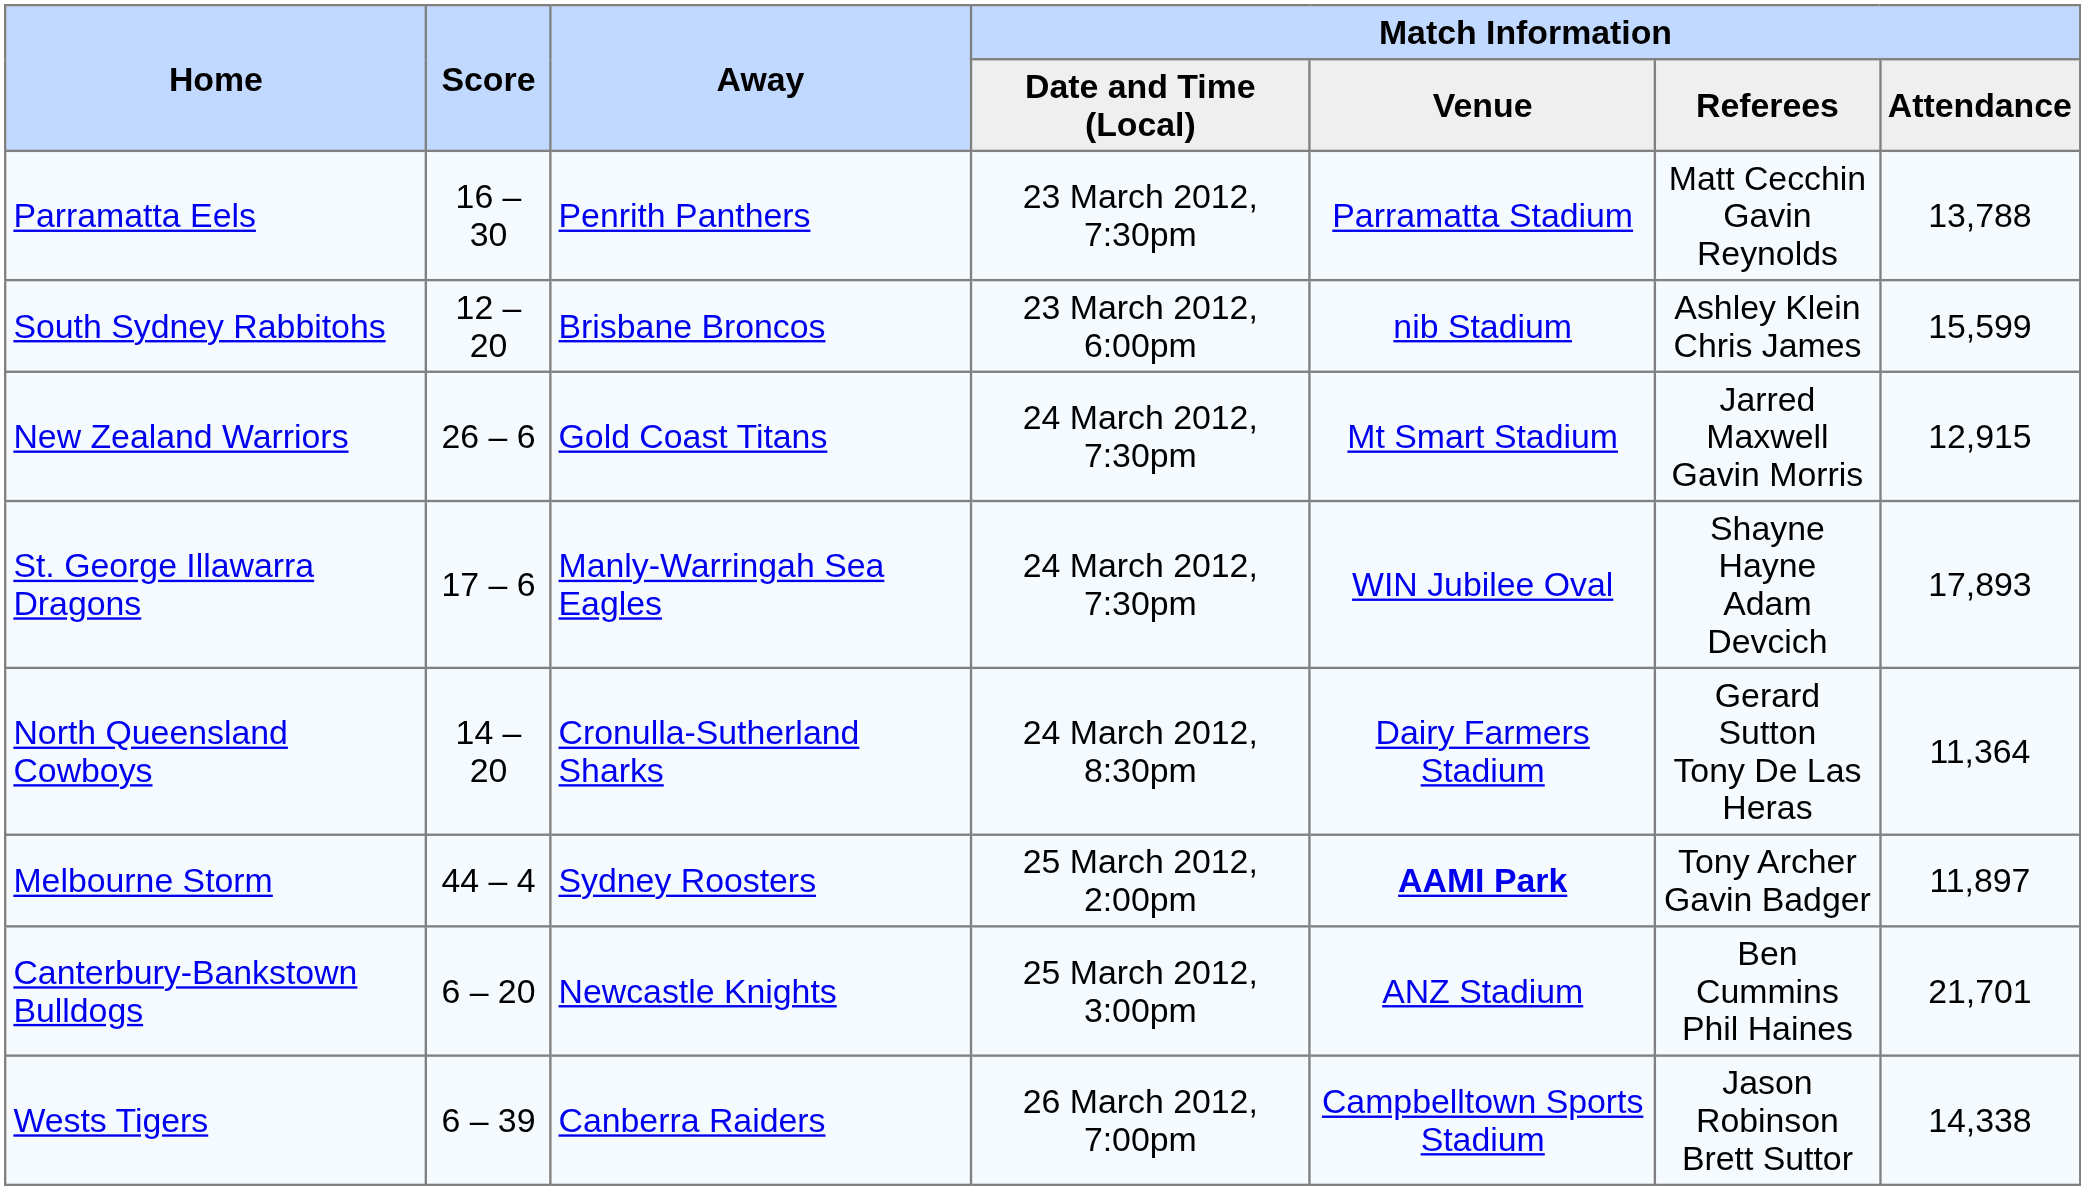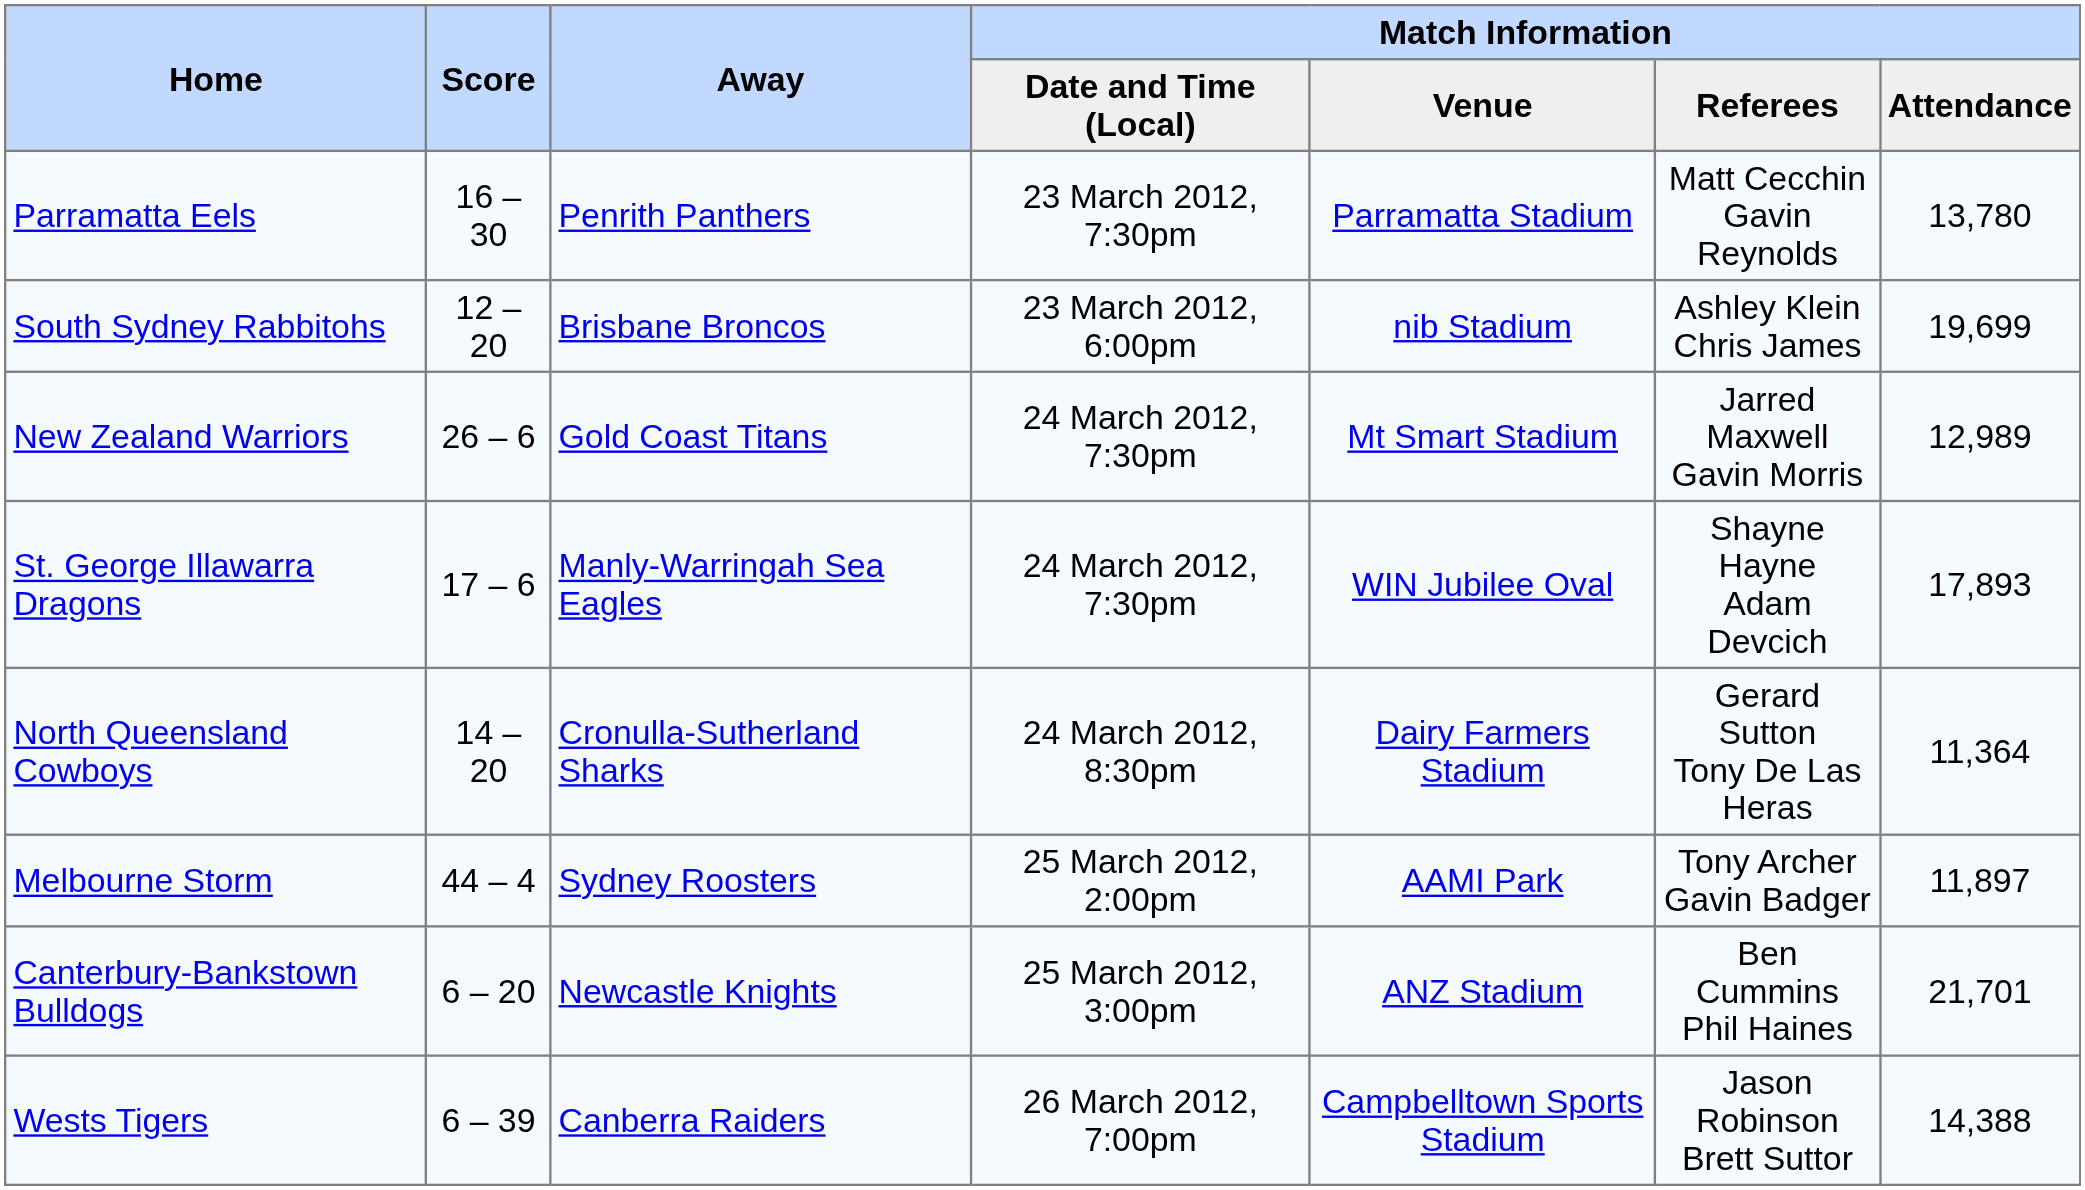(1980, 215) 13,788 -> (1980, 215) 13,780
(1980, 326) 15,599 -> (1980, 326) 19,699
(1980, 436) 12,915 -> (1980, 436) 12,989
(1483, 881) bold -> (1483, 881) normal
(1980, 1120) 14,338 -> (1980, 1120) 14,388
